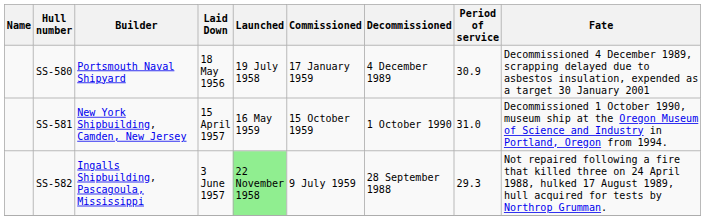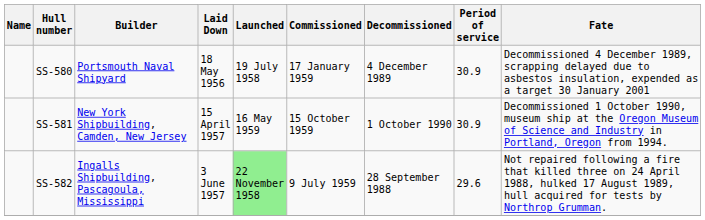(469, 124) 31.0 -> (469, 124) 30.9
(469, 183) 29.3 -> (469, 183) 29.6
